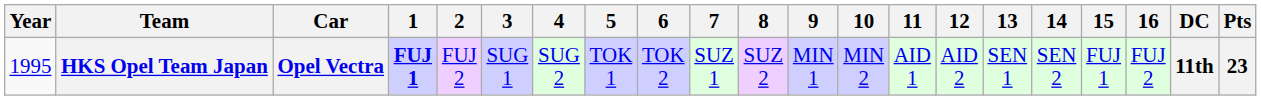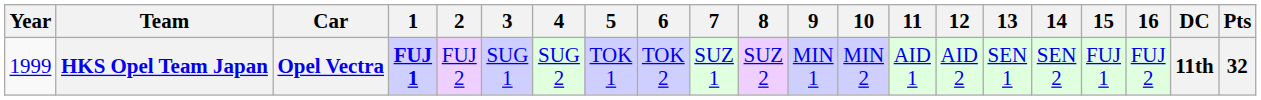(30, 66) 1995 -> (30, 66) 1999
(1237, 66) 23 -> (1237, 66) 32
